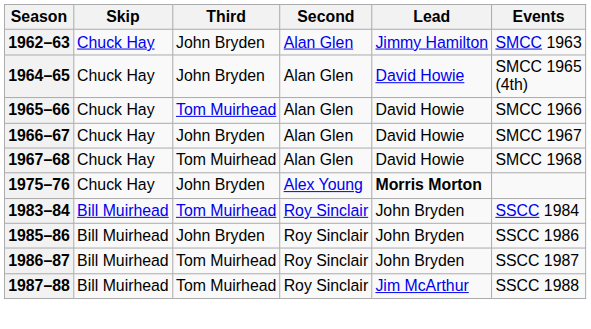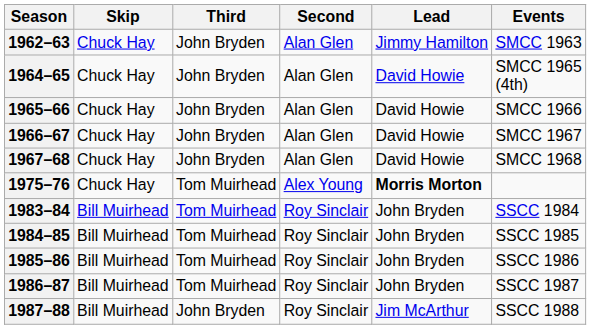(226, 110) Tom Muirhead -> (220, 110) John Bryden
(226, 160) Tom Muirhead -> (220, 160) John Bryden
(220, 185) John Bryden -> (226, 185) Tom Muirhead
+ row: (39, 235)
(220, 235) John Bryden -> (226, 260) Tom Muirhead
(226, 286) Tom Muirhead -> (220, 311) John Bryden
